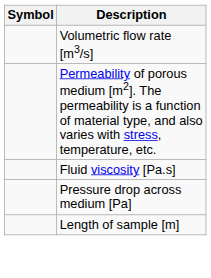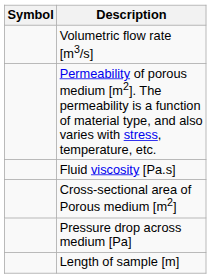+ row: (125, 198)
